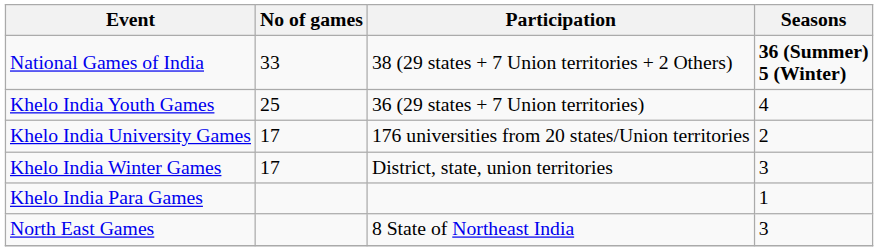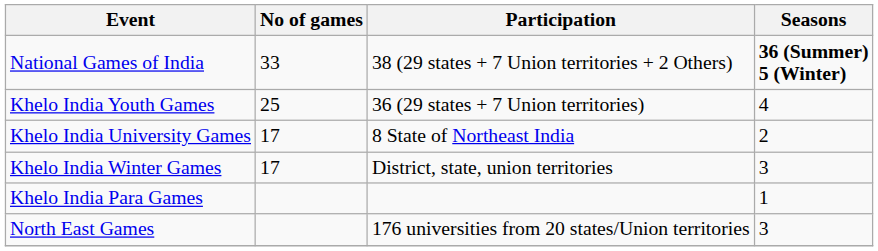(561, 135) 176 universities from 20 states/Union territories -> (473, 135) 8 State of Northeast India
(473, 229) 8 State of Northeast India -> (561, 229) 176 universities from 20 states/Union territories
